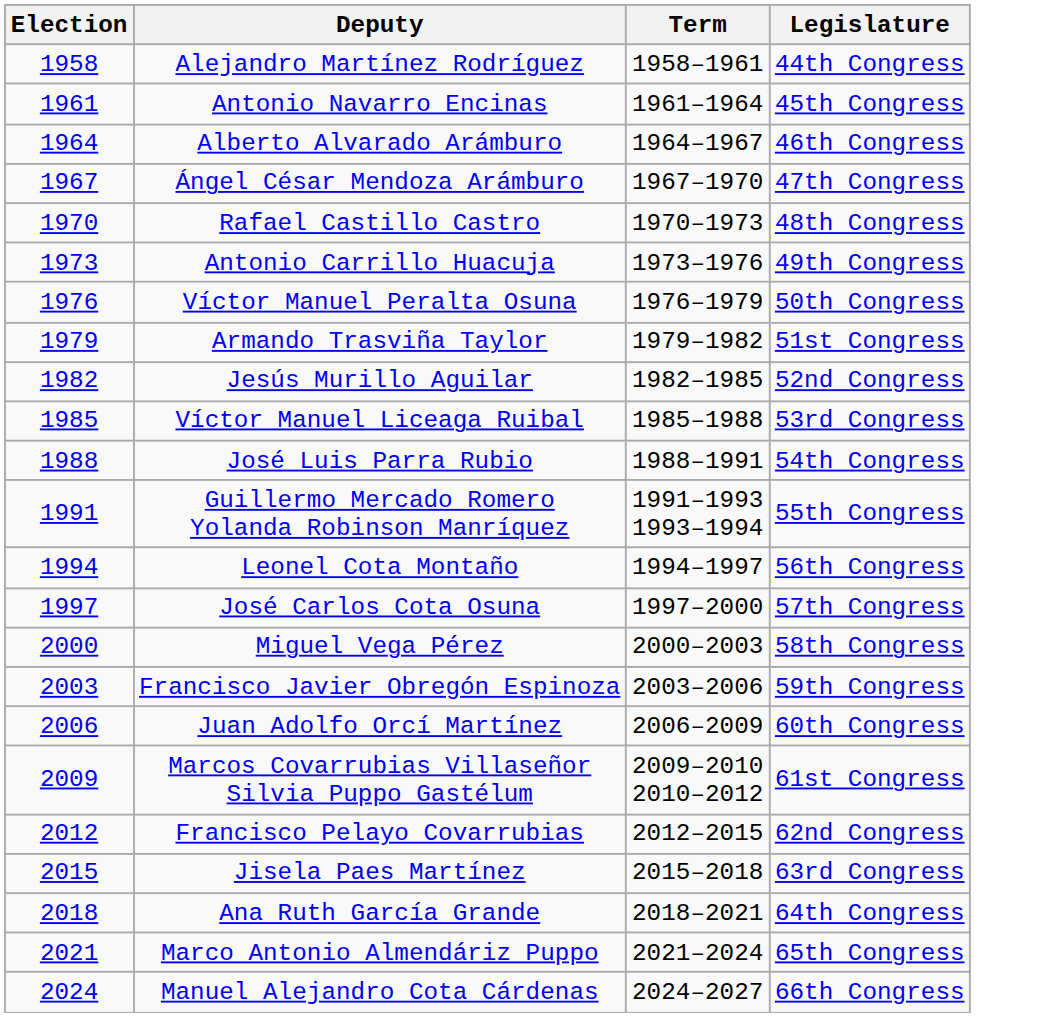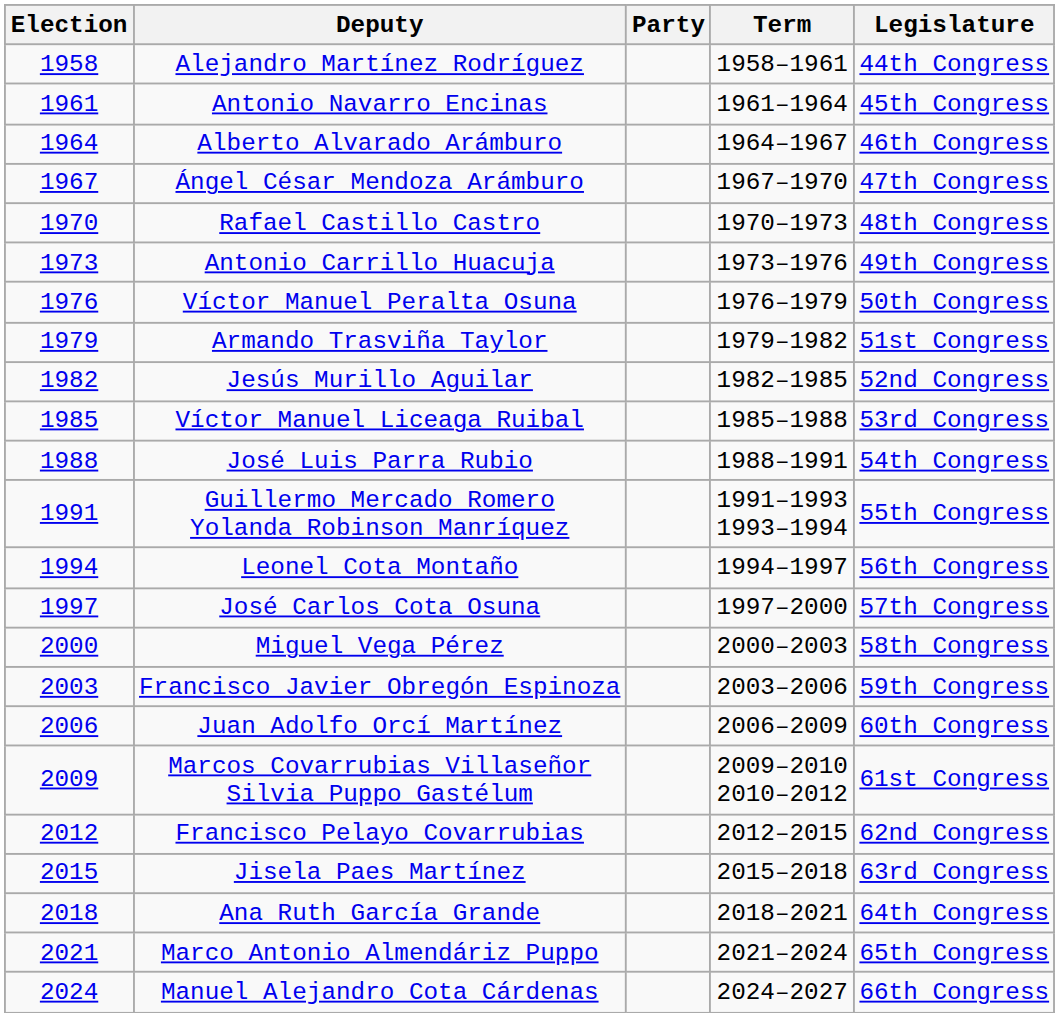+ column: (669, 25)
